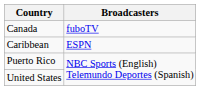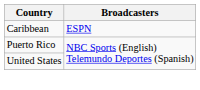- row: (22, 28)
